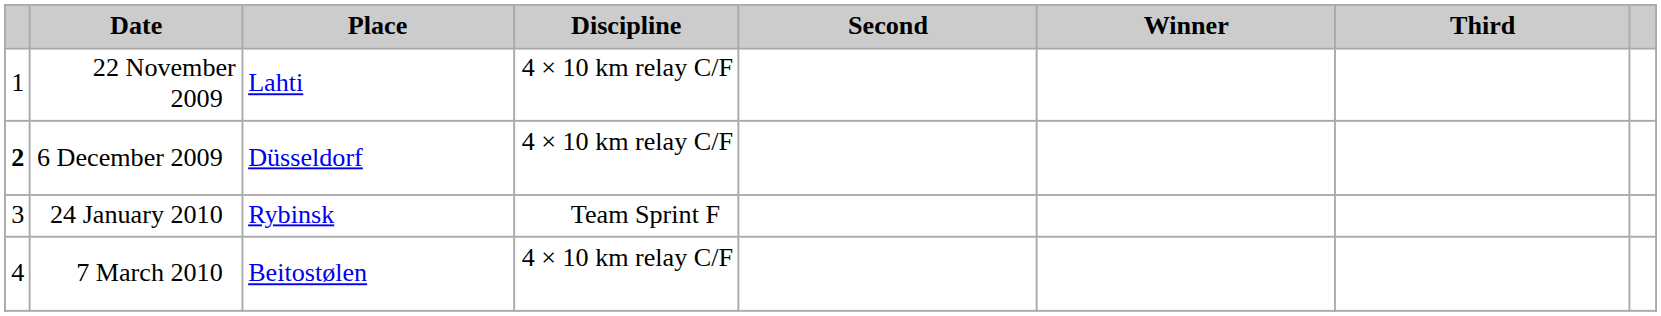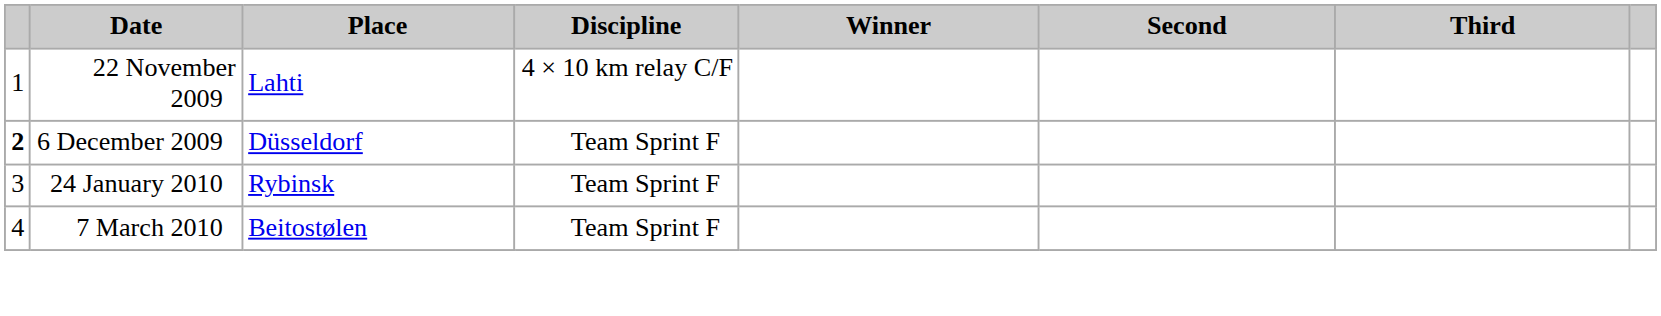columns swapped: (1186, 25) <-> (888, 25)
(627, 156) 4 × 10 km relay C/F -> (652, 141) Team Sprint F
(627, 272) 4 × 10 km relay C/F -> (652, 227) Team Sprint F
